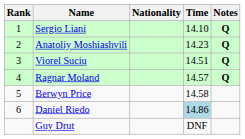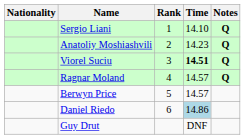columns swapped: (19, 12) <-> (156, 12)
(197, 61) normal -> (197, 61) bold
(197, 93) 14.58 -> (197, 93) 14.57
